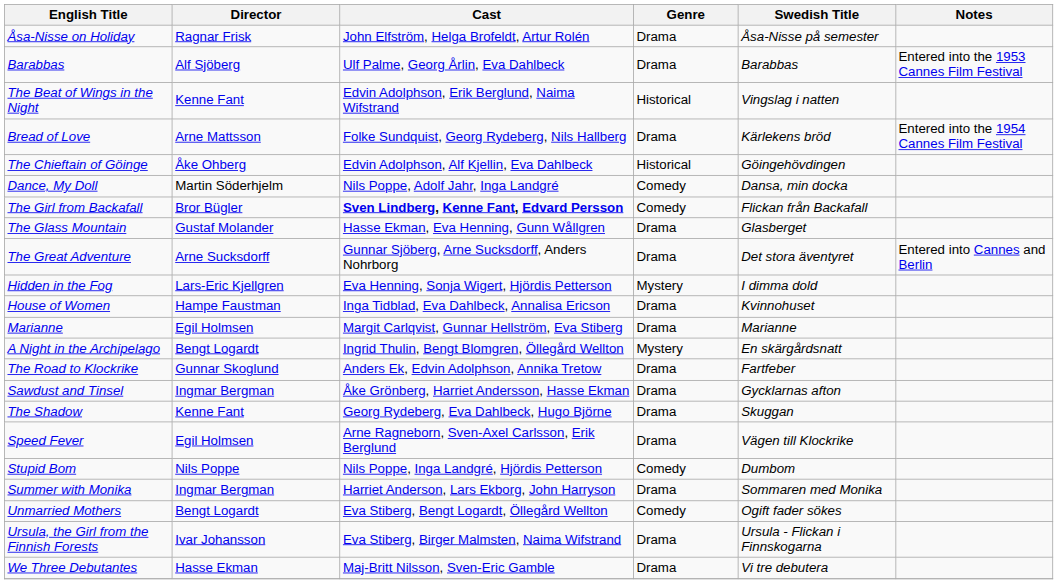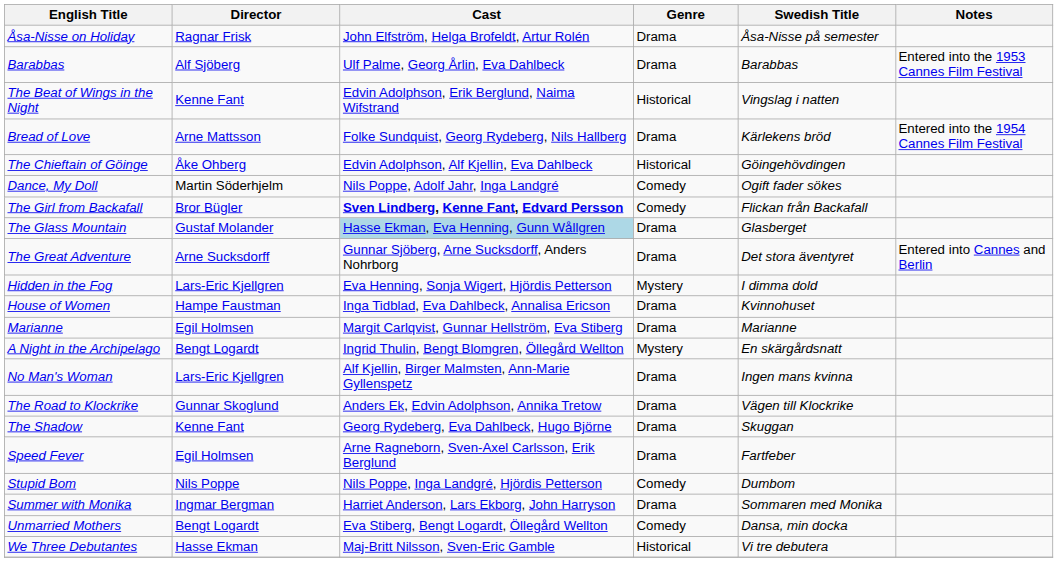(794, 186) Dansa, min docka -> (791, 186) Ogift fader sökes
(474, 228) no background -> (474, 228) lightblue background
+ row: (60, 377)
(768, 369) Fartfeber -> (797, 405) Vägen till Klockrike
- row: (65, 390)
(797, 440) Vägen till Klockrike -> (768, 455) Fartfeber
(791, 510) Ogift fader sökes -> (794, 525) Dansa, min docka
- row: (78, 539)
(656, 568) Drama -> (664, 546) Historical
